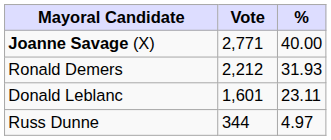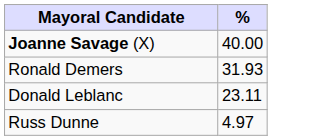- column: (248, 17)
